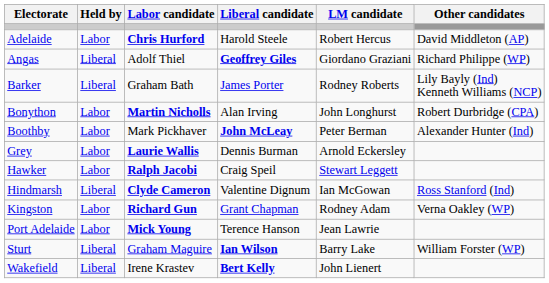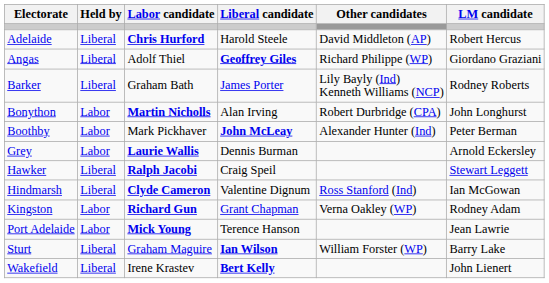columns swapped: (365, 14) <-> (479, 14)
(95, 39) Labor -> (98, 39) Liberal
(95, 170) Labor -> (98, 170) Liberal
